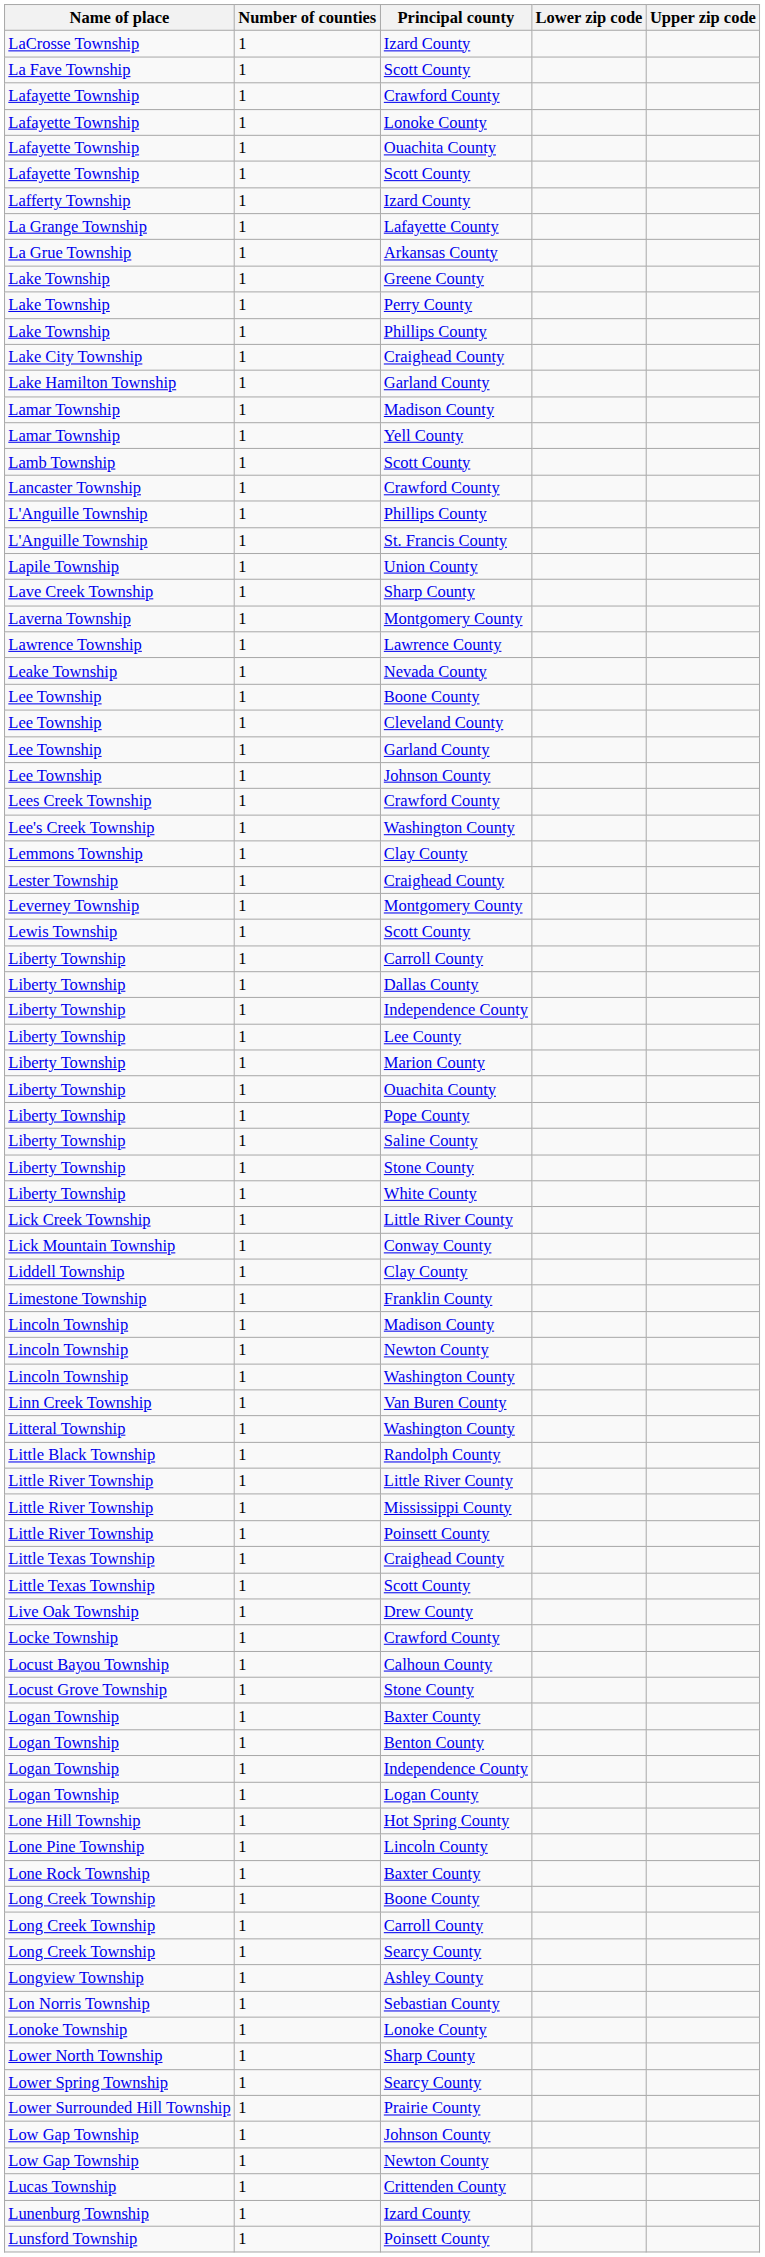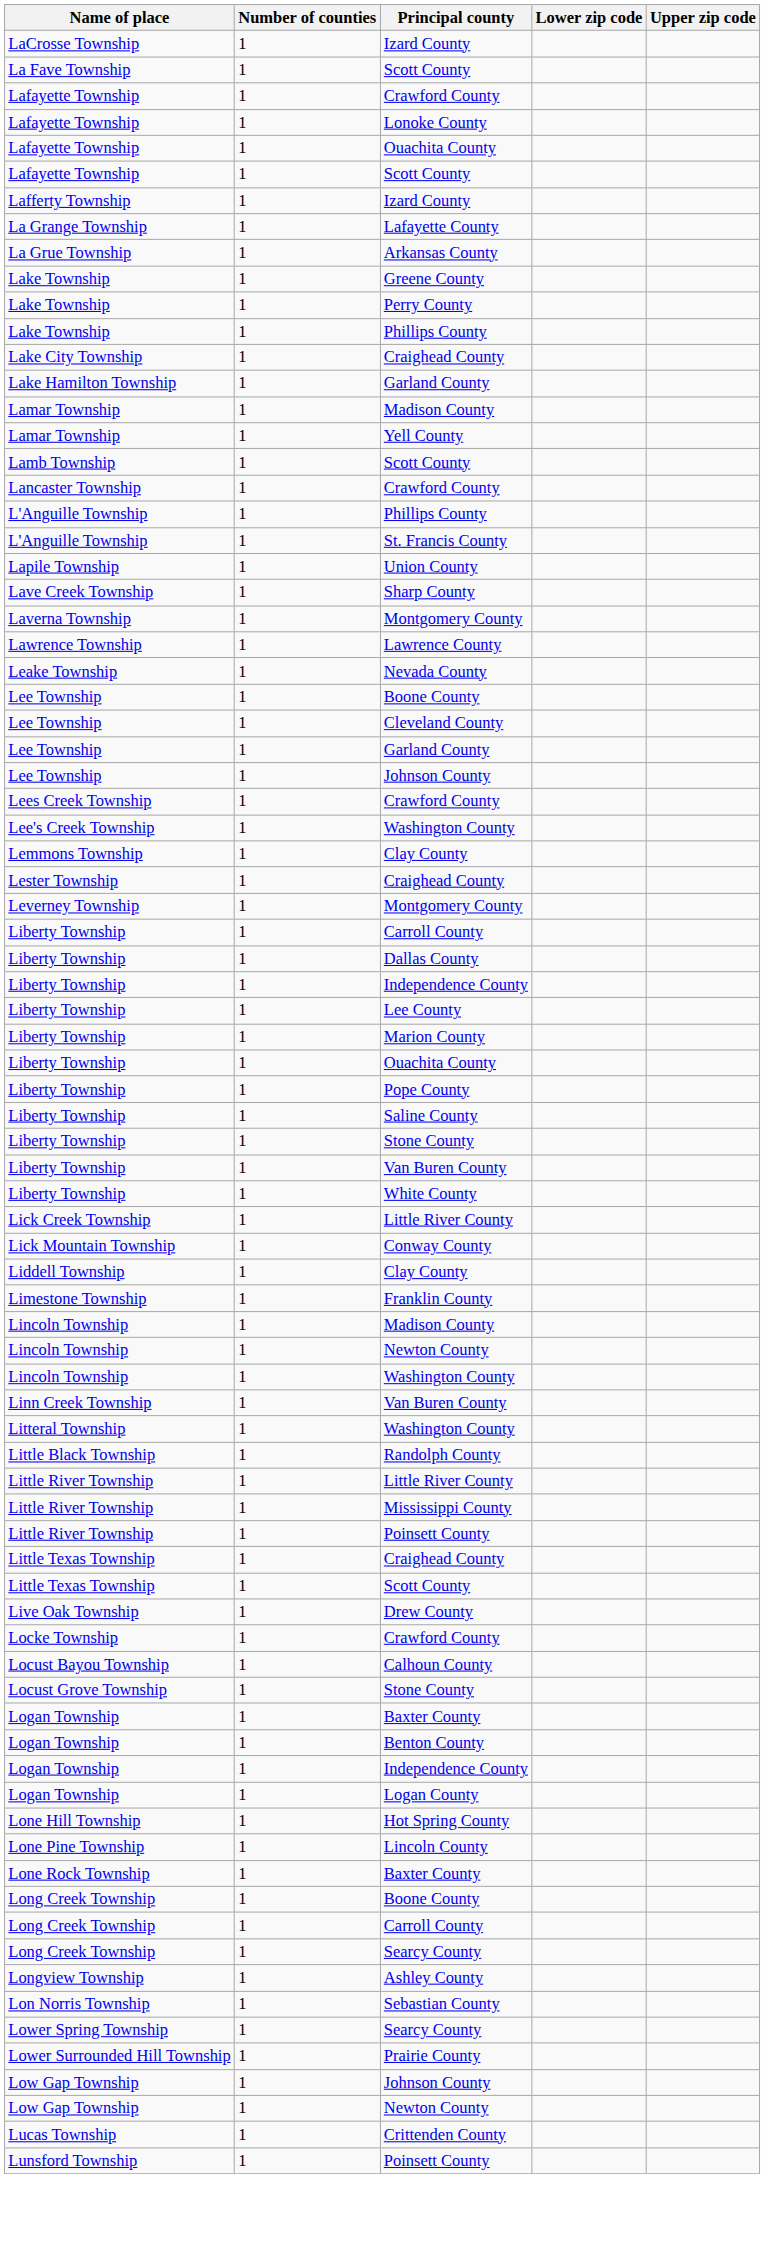- row: (63, 932)
+ row: (67, 1167)
- row: (68, 2030)
- row: (85, 2056)
- row: (79, 2213)
